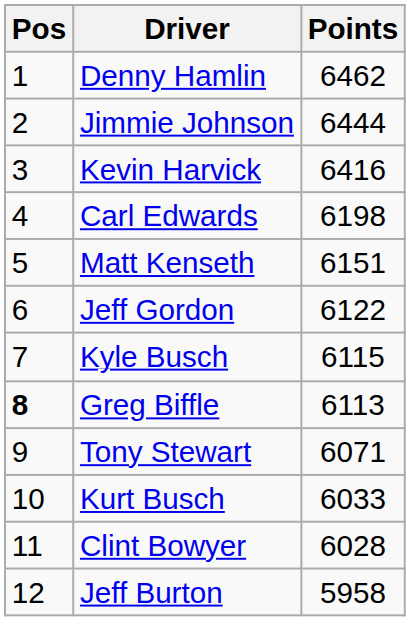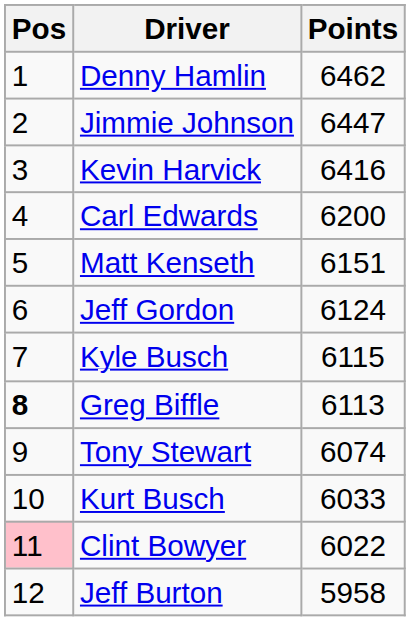(353, 122) 6444 -> (353, 122) 6447
(353, 216) 6198 -> (353, 216) 6200
(353, 310) 6122 -> (353, 310) 6124
(353, 451) 6071 -> (353, 451) 6074
(27, 545) no background -> (27, 545) pink background
(353, 545) 6028 -> (353, 545) 6022
